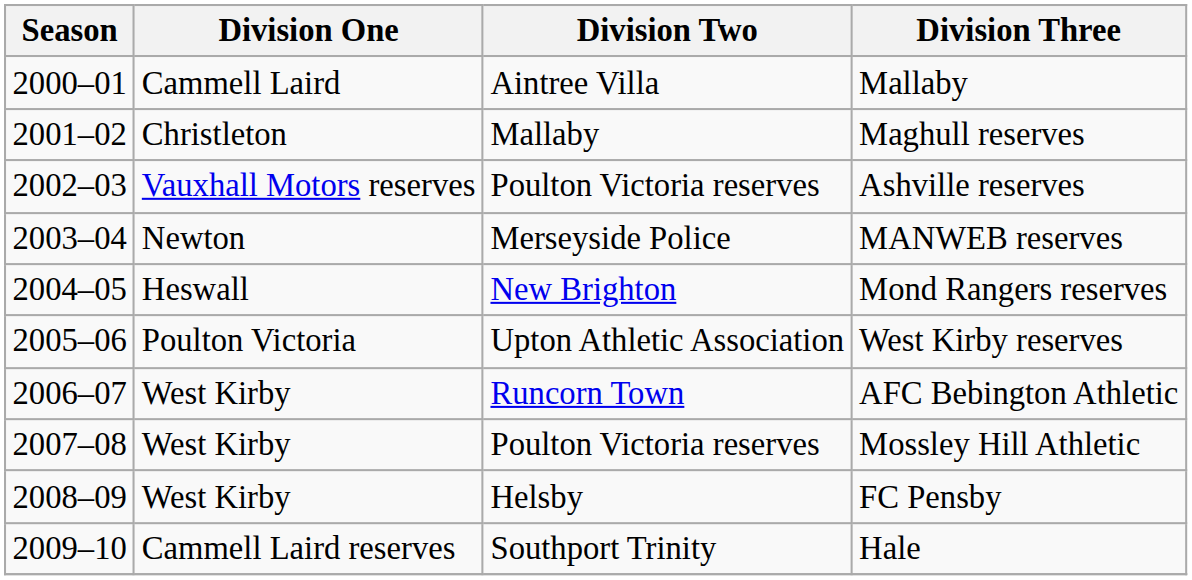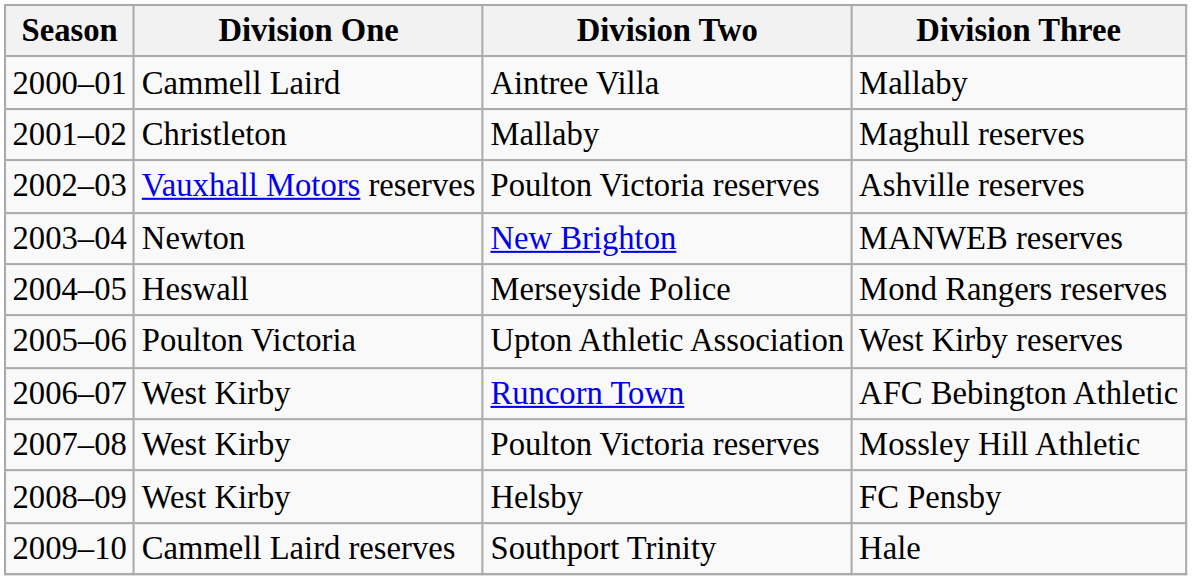(611, 237) Merseyside Police -> (583, 237) New Brighton
(583, 289) New Brighton -> (611, 289) Merseyside Police
